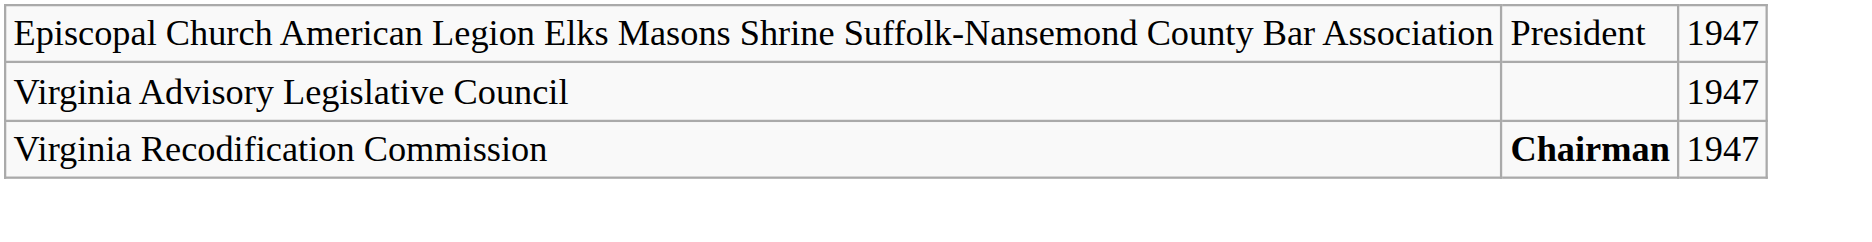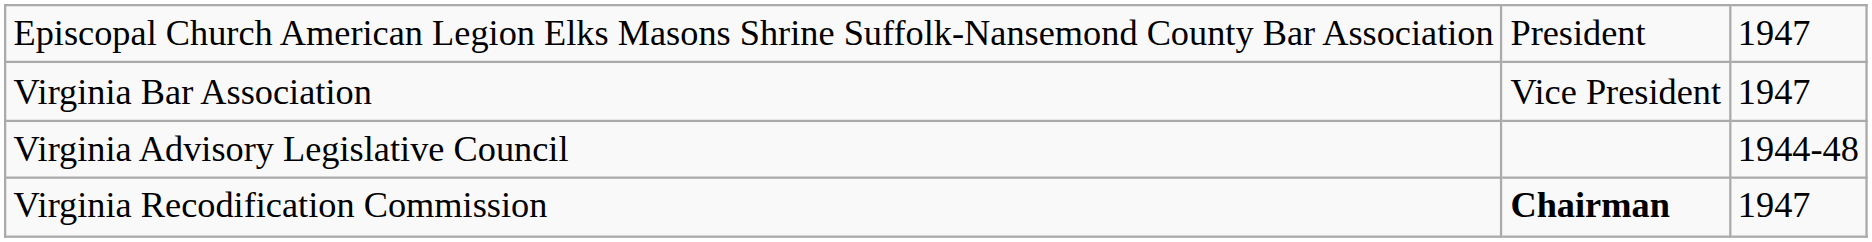+ row: (193, 90)
(1723, 90) 1947 -> (1798, 148) 1944-48
